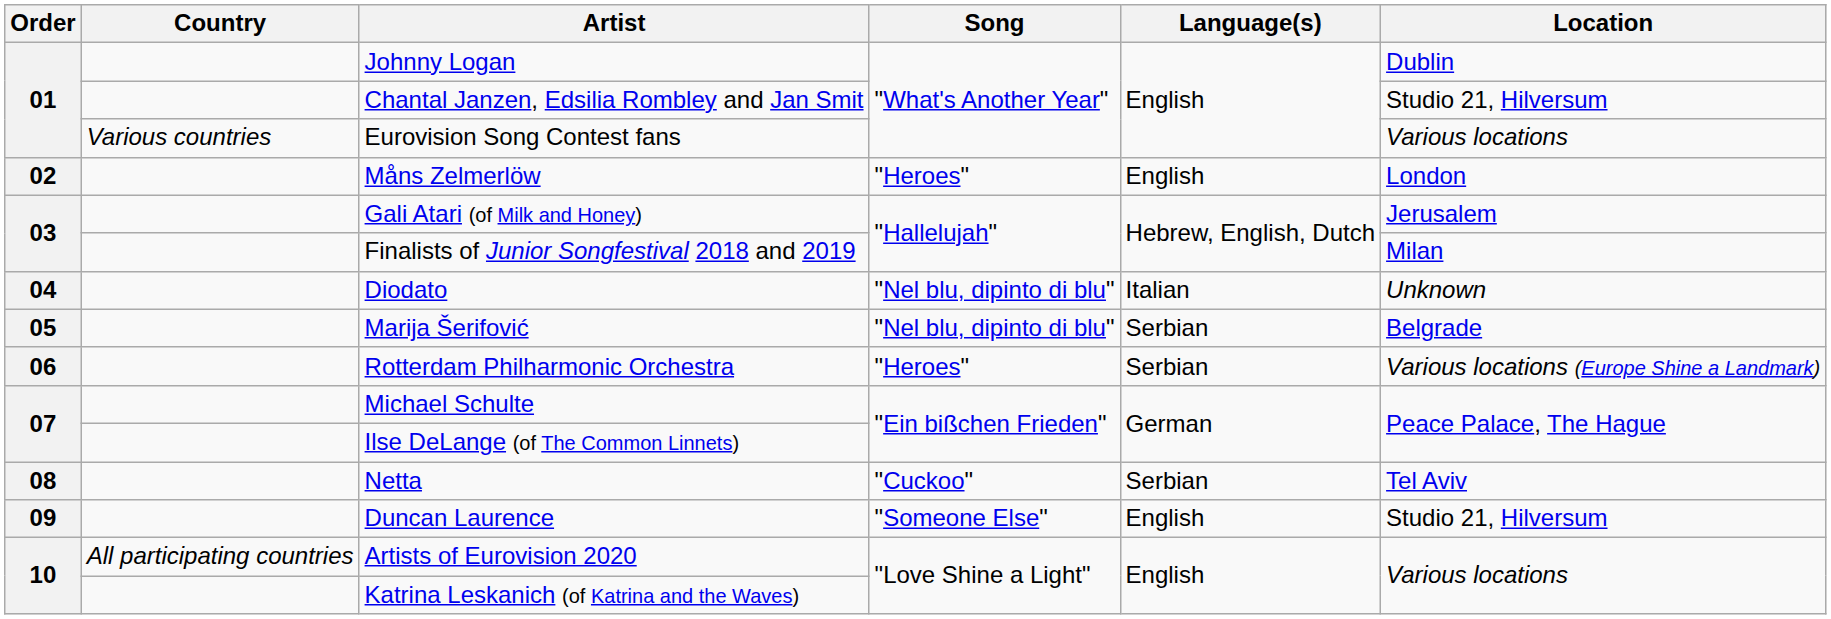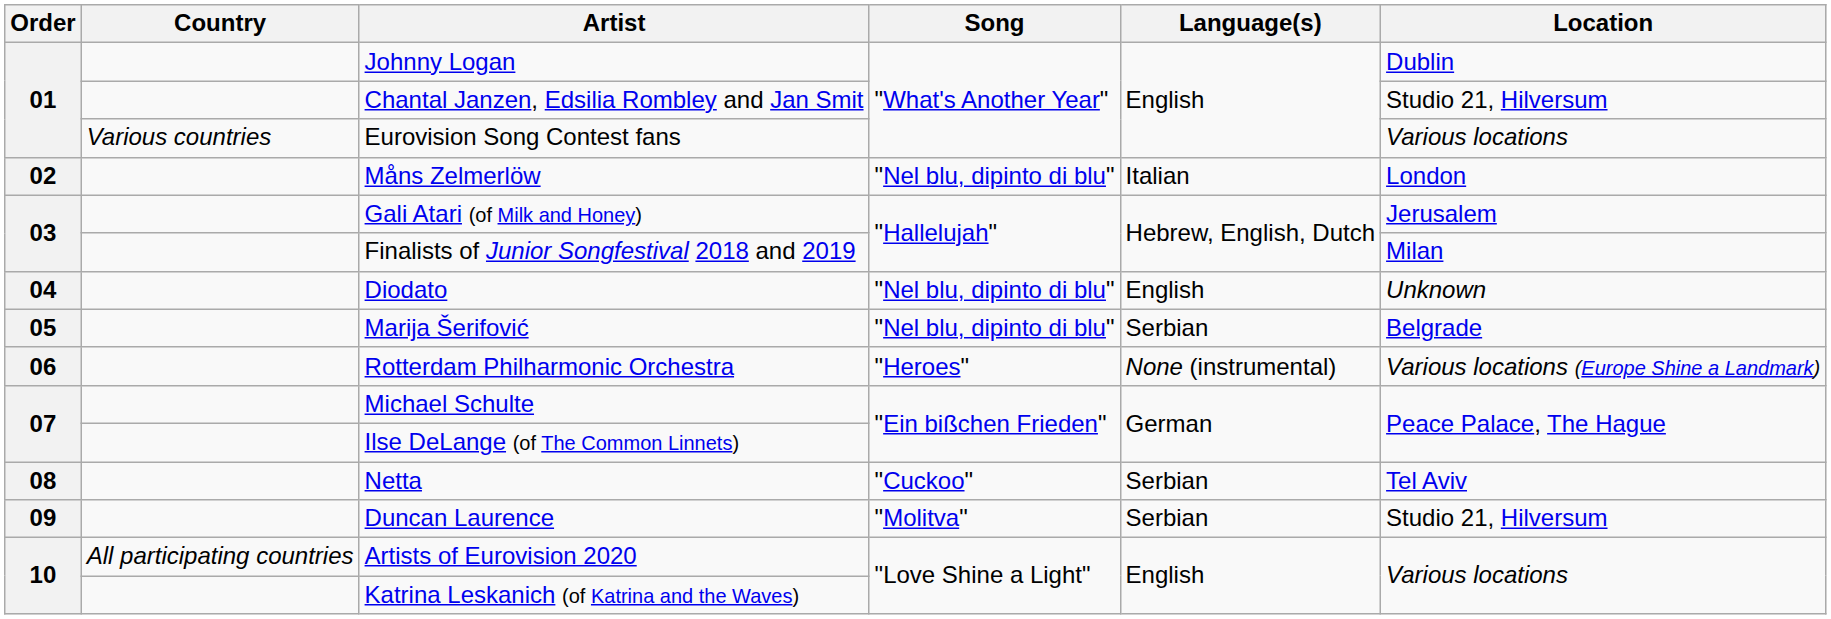(922, 175) "Heroes" -> (995, 175) "Nel blu, dipinto di blu"
(1165, 175) English -> (1158, 175) Italian
(1158, 289) Italian -> (1165, 289) English
(1167, 366) Serbian -> (1231, 366) None (instrumental)
(961, 518) "Someone Else" -> (921, 518) "Molitva"
(1165, 518) English -> (1167, 518) Serbian
